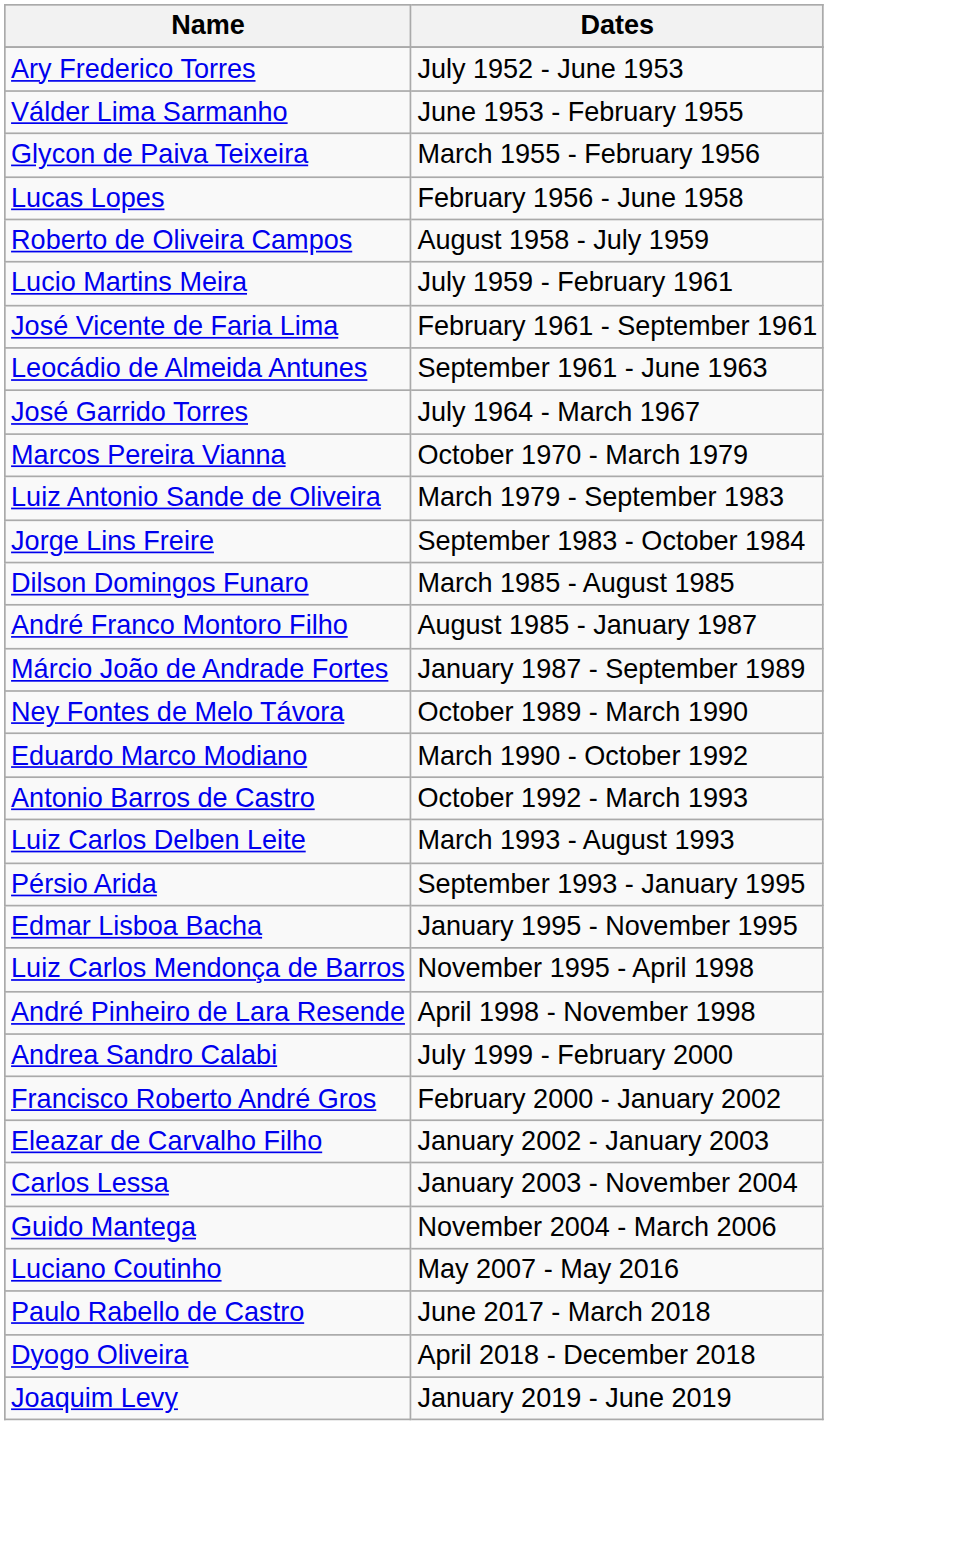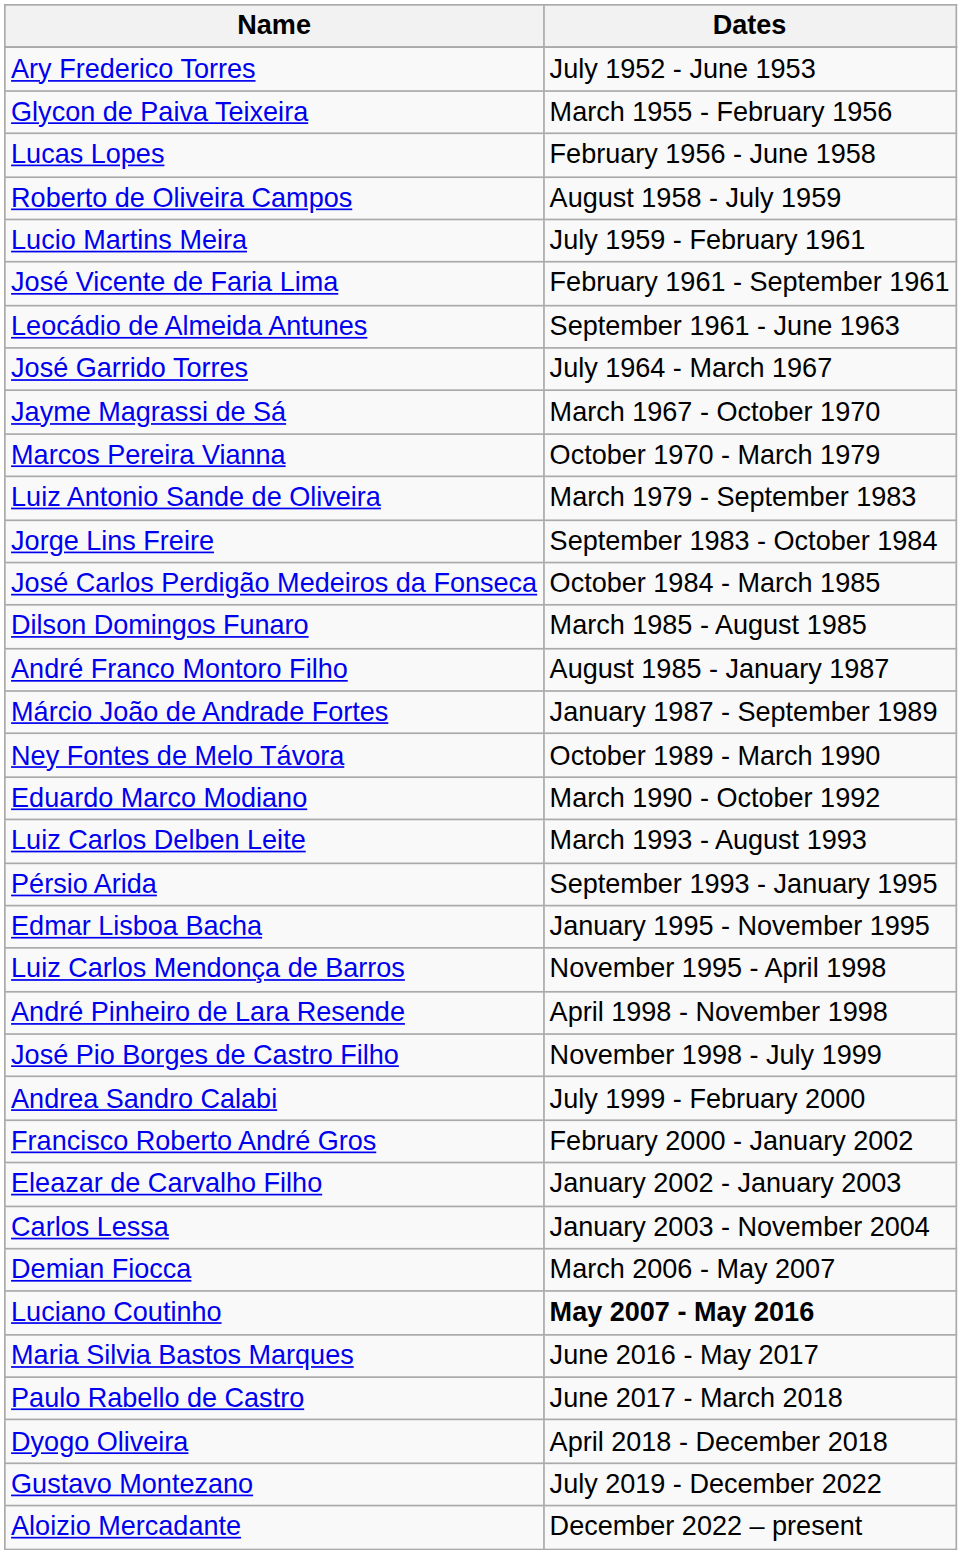- row: (149, 111)
+ row: (149, 411)
+ row: (274, 583)
- row: (163, 797)
+ row: (205, 1055)
- row: (104, 1226)
+ row: (101, 1269)
(548, 1269) normal -> (682, 1312) bold
+ row: (182, 1355)
- row: (94, 1398)
+ row: (132, 1483)
+ row: (126, 1526)
